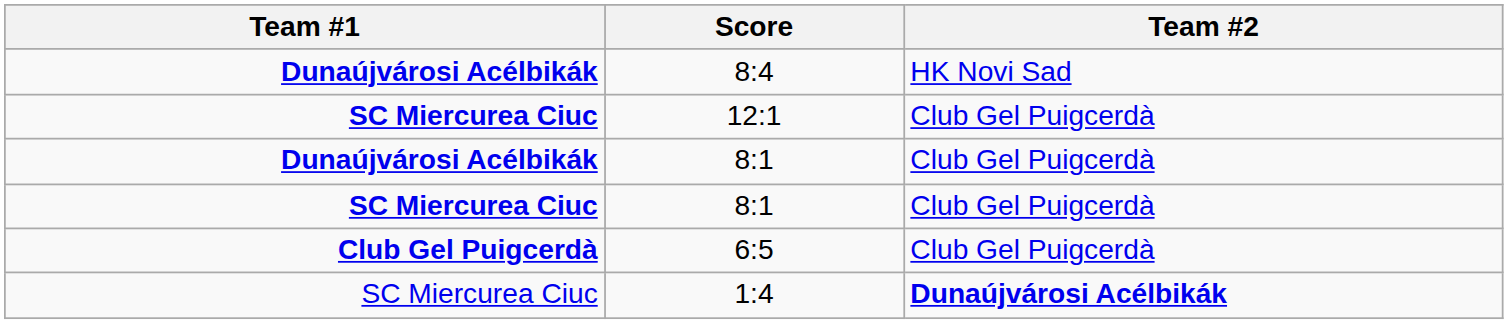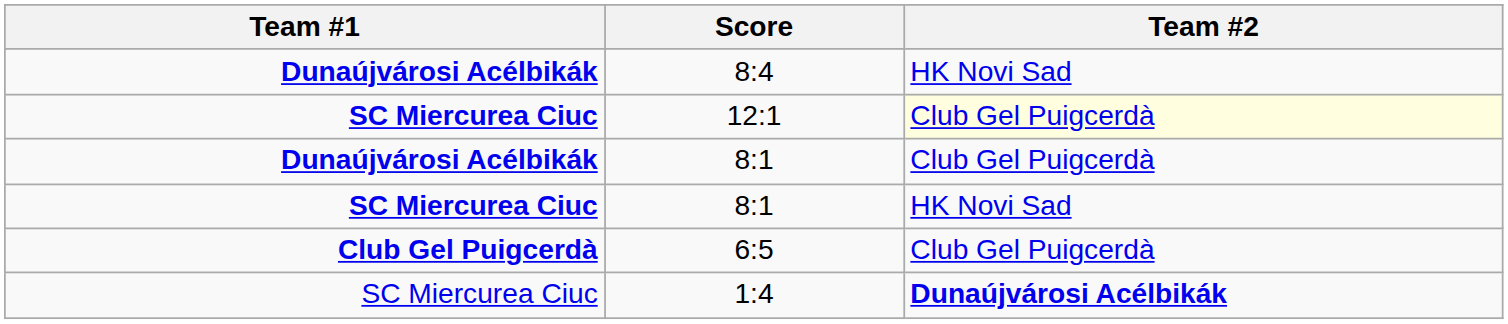(1032, 116) no background -> (1032, 116) lightyellow background
(1032, 205) Club Gel Puigcerdà -> (991, 205) HK Novi Sad
